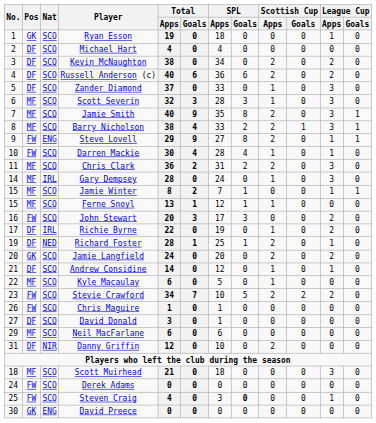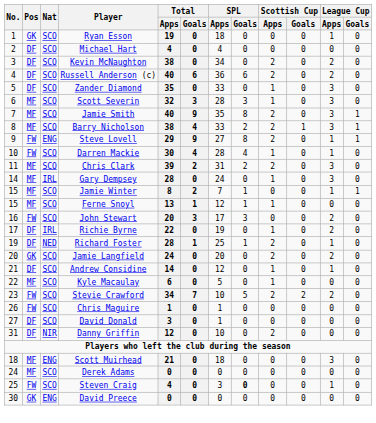(169, 88) 37 -> (169, 88) 35
(169, 166) 36 -> (169, 166) 39
- row: (108, 334)
(50, 373) SCO -> (50, 360) ENG
(31, 386) FW -> (31, 373) MF
